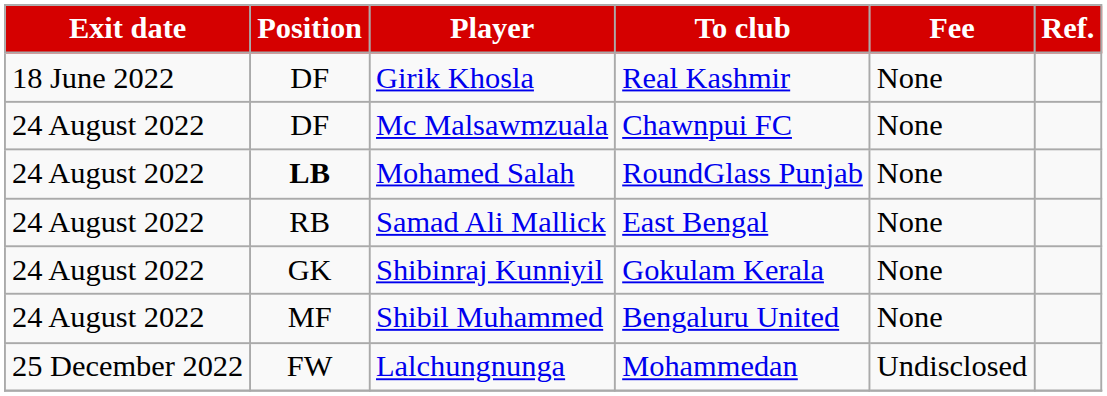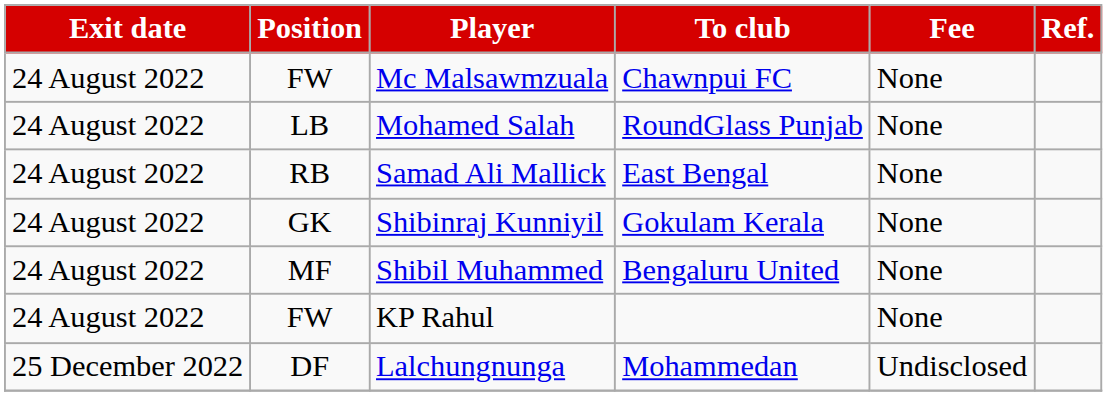- row: (455, 76)
(310, 125) DF -> (310, 76) FW
(310, 173) bold -> (310, 125) normal
+ row: (435, 317)
(310, 366) FW -> (310, 366) DF
